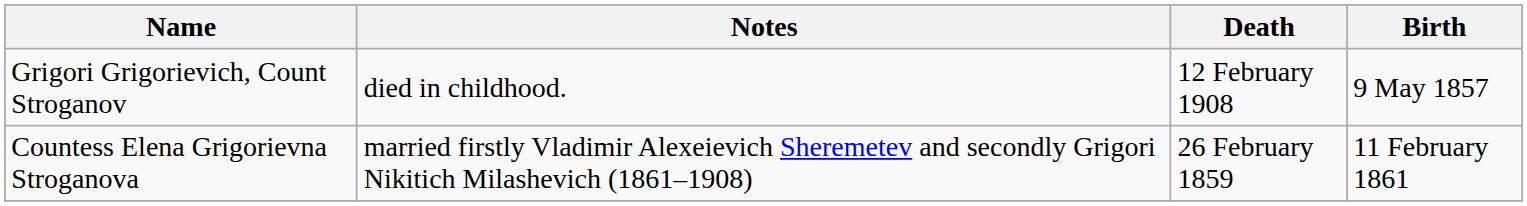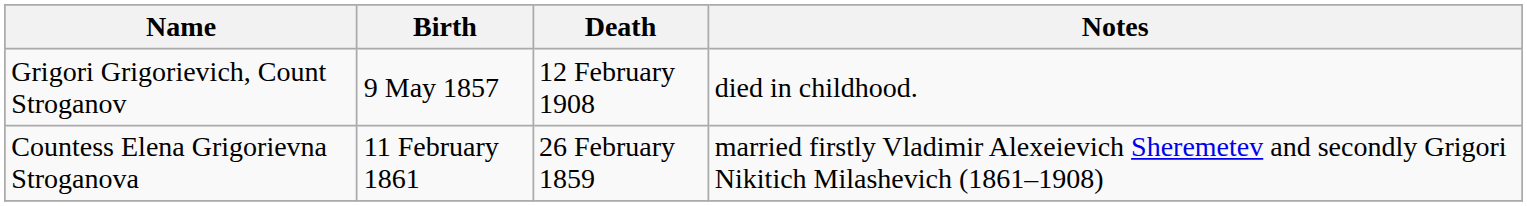columns swapped: (1435, 26) <-> (764, 26)
